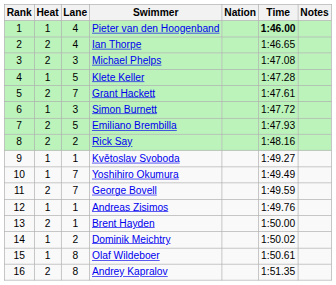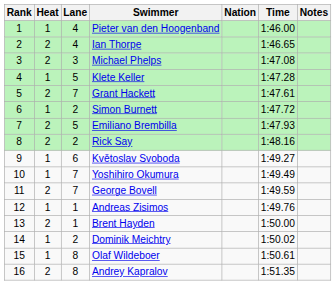(278, 28) bold -> (278, 28) normal
(75, 110) 3 -> (75, 110) 2
(75, 158) 1 -> (75, 158) 6
